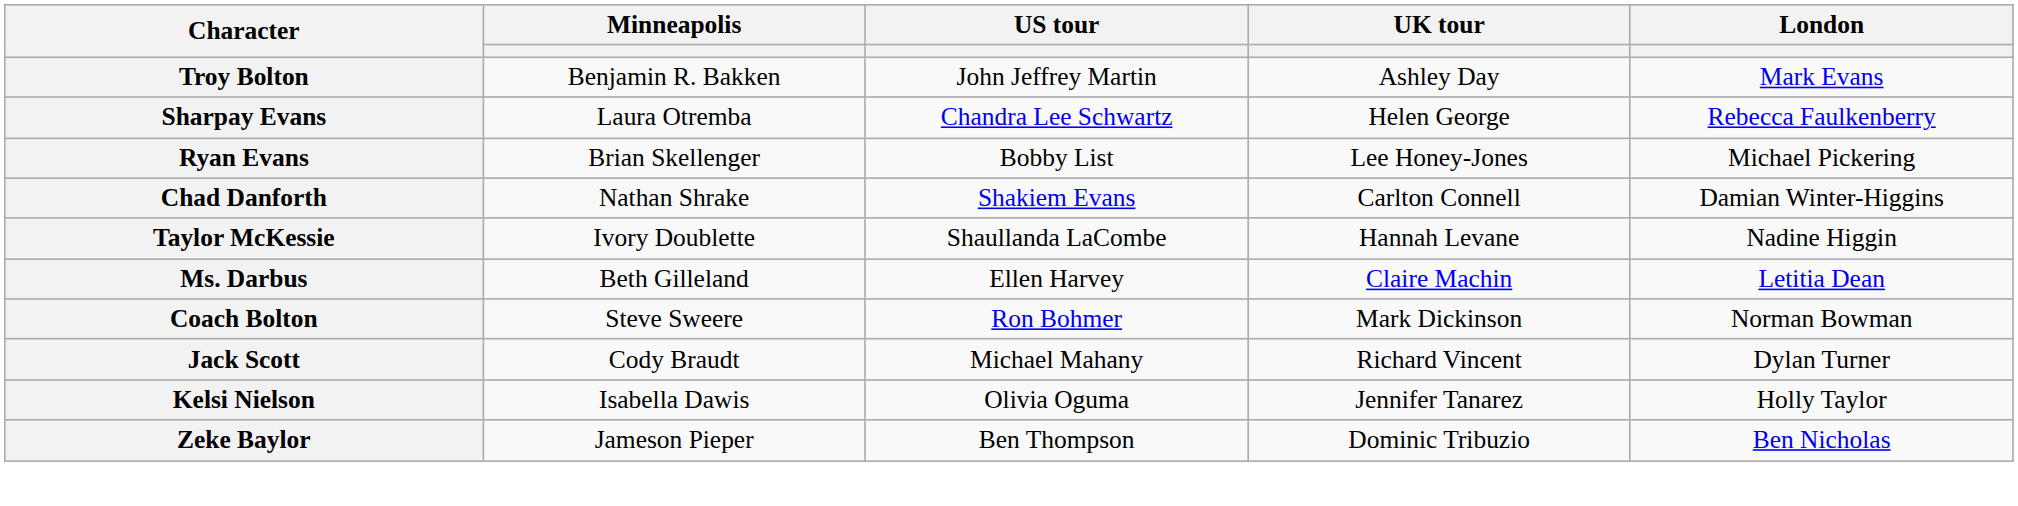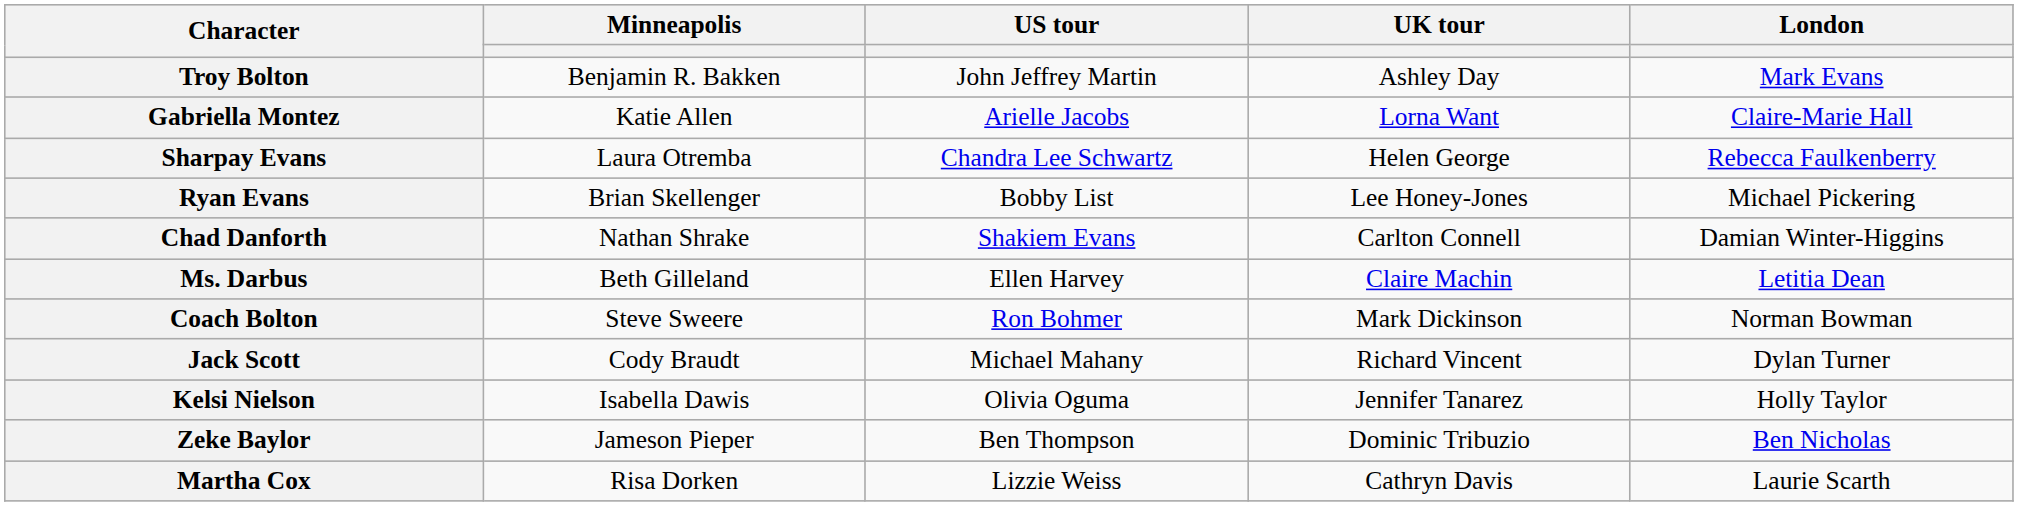+ row: (244, 117)
- row: (244, 238)
+ row: (244, 480)
